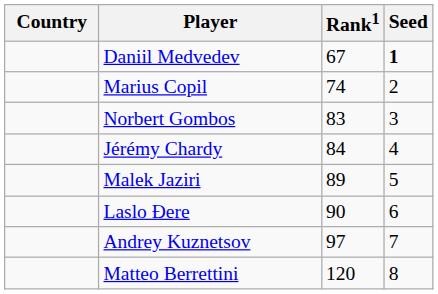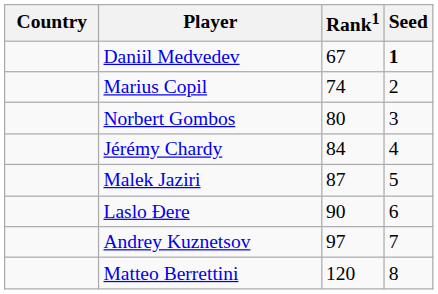(336, 118) 83 -> (336, 118) 80
(336, 180) 89 -> (336, 180) 87
